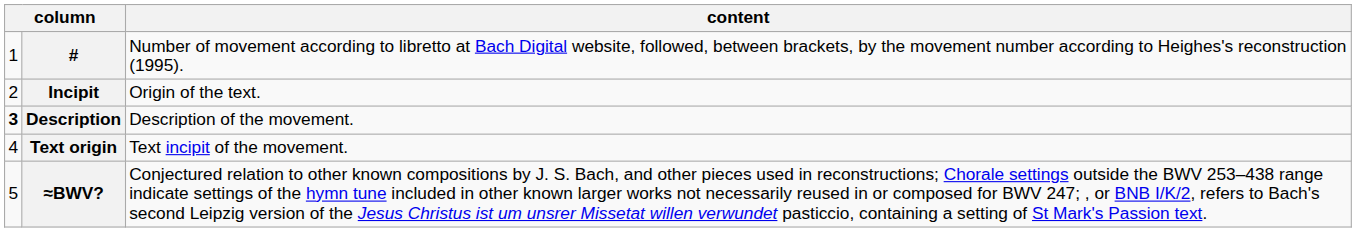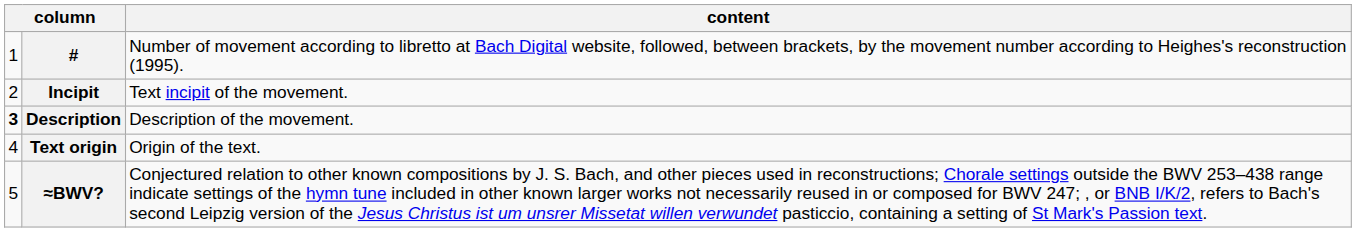(195, 92) Origin of the text. -> (239, 92) Text incipit of the movement.
(239, 147) Text incipit of the movement. -> (195, 147) Origin of the text.
